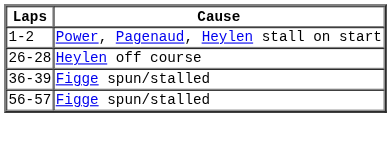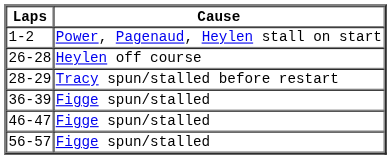+ row: (30, 79)
+ row: (30, 121)
